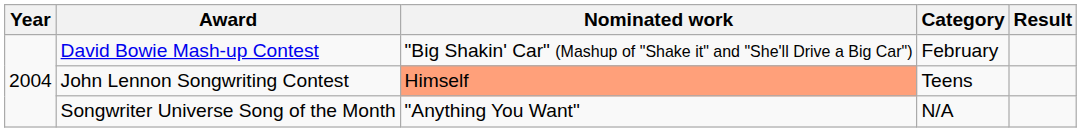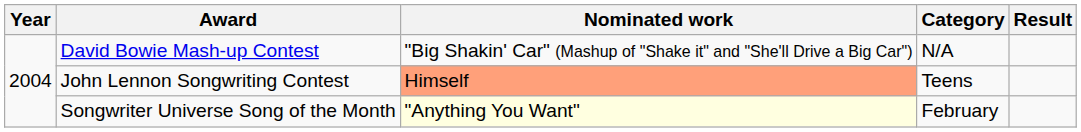(960, 50) February -> (937, 50) N/A
(492, 111) no background -> (492, 111) lightyellow background
(937, 111) N/A -> (960, 111) February
